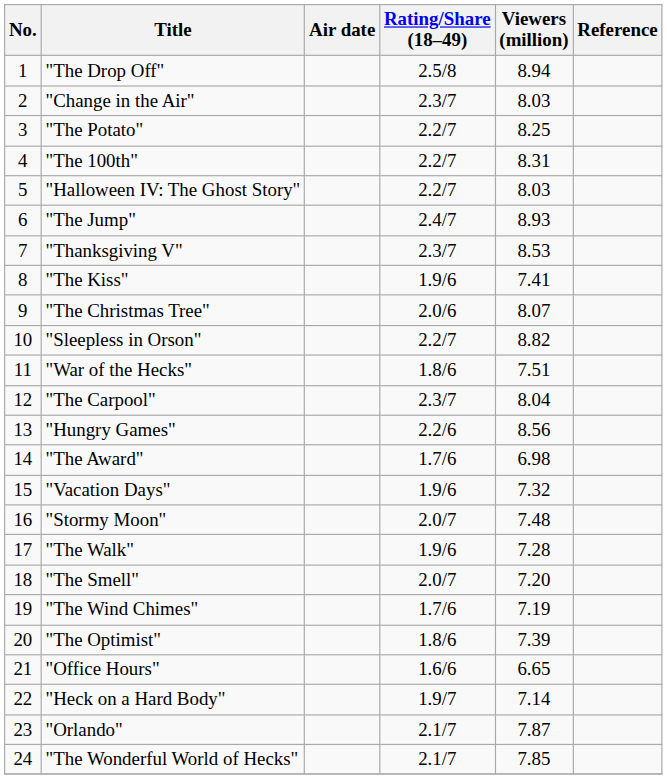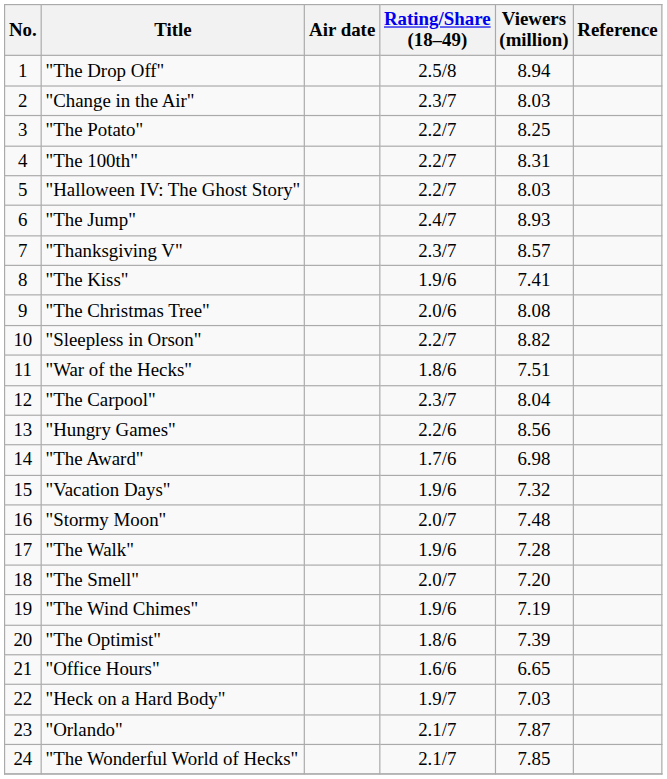(534, 250) 8.53 -> (534, 250) 8.57
(534, 310) 8.07 -> (534, 310) 8.08
(437, 609) 1.7/6 -> (437, 609) 1.9/6
(534, 699) 7.14 -> (534, 699) 7.03
